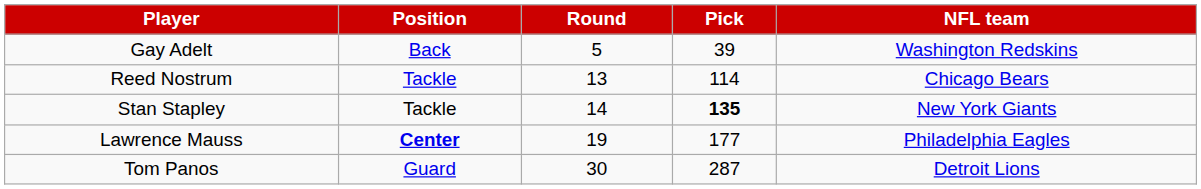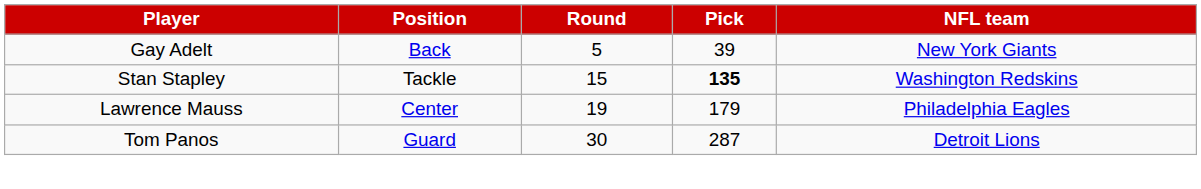(987, 49) Washington Redskins -> (987, 49) New York Giants
- row: (171, 79)
(597, 109) 14 -> (597, 79) 15
(987, 109) New York Giants -> (987, 79) Washington Redskins
(430, 139) bold -> (430, 109) normal
(724, 139) 177 -> (724, 109) 179
